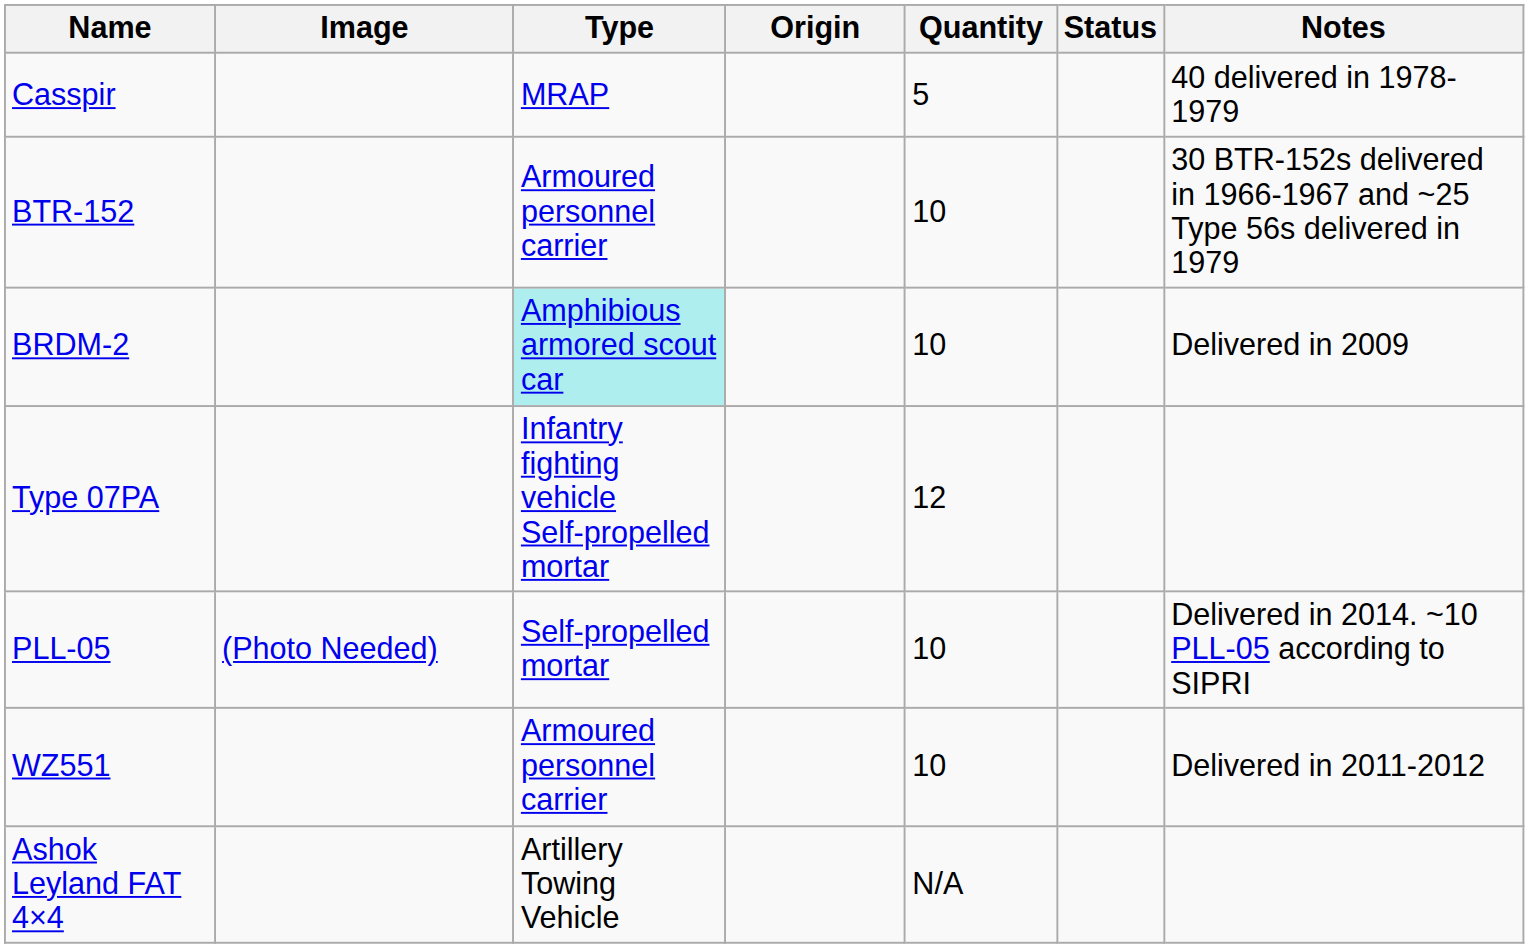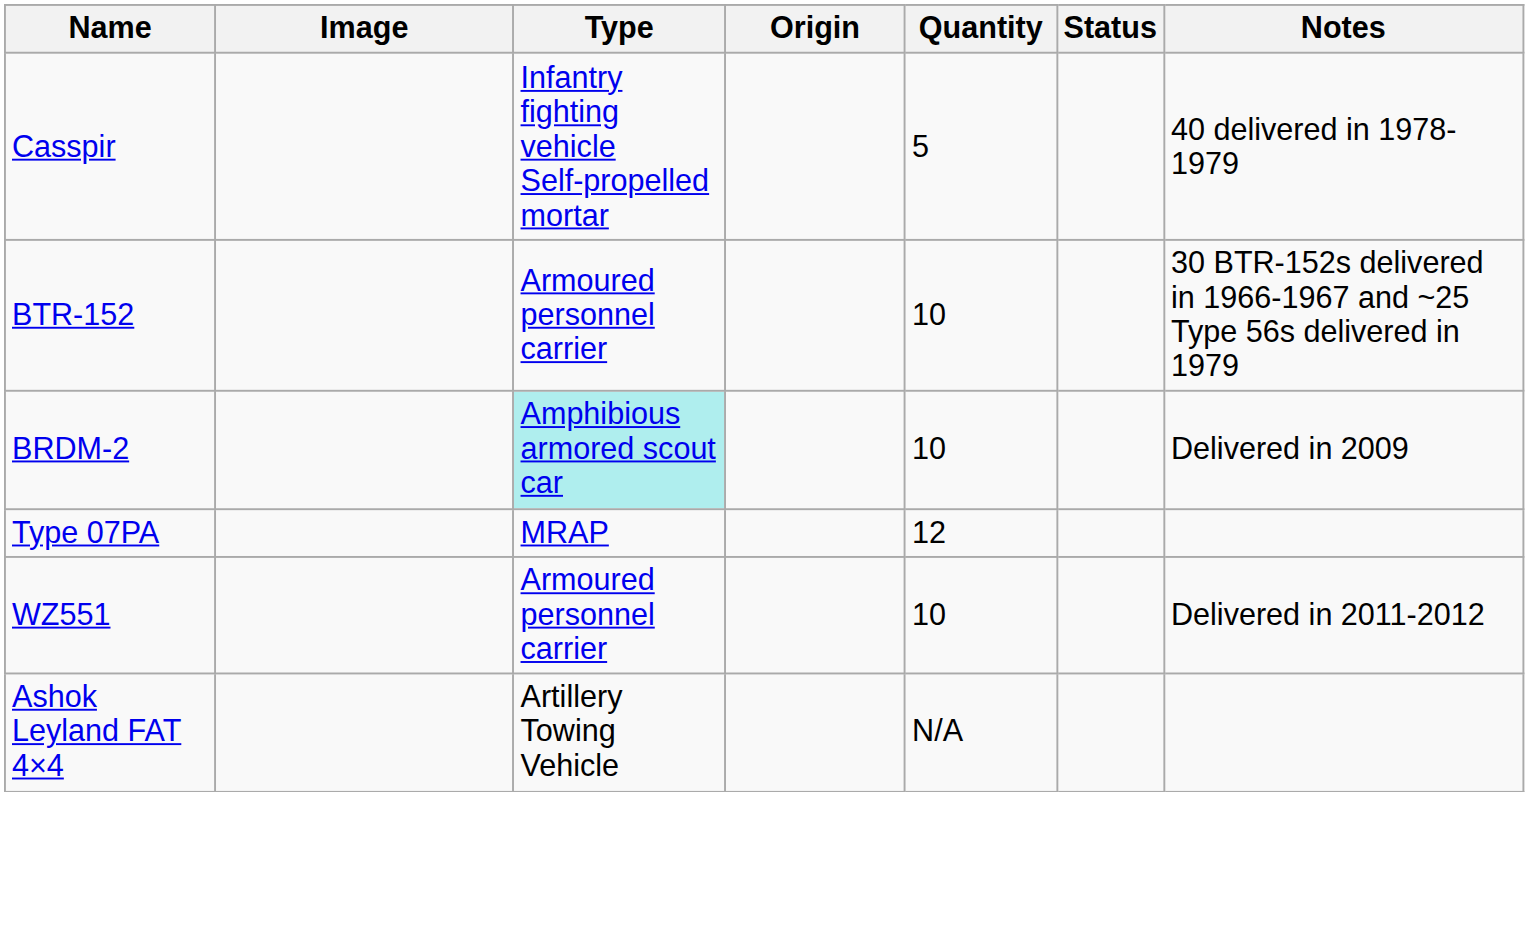(565, 94) MRAP -> (615, 145) Infantry fighting vehicle Self-propelled mortar
(615, 497) Infantry fighting vehicle Self-propelled mortar -> (565, 532) MRAP
- row: (61, 649)
